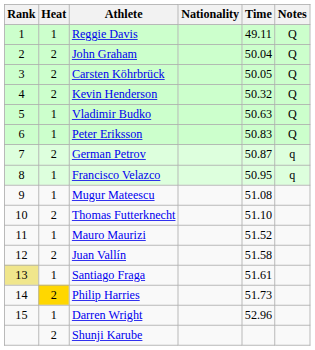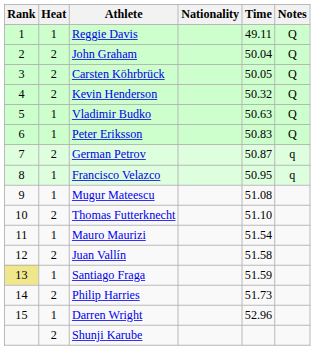(259, 235) 51.52 -> (259, 235) 51.54
(259, 275) 51.61 -> (259, 275) 51.59
(54, 295) gold background -> (54, 295) no background
